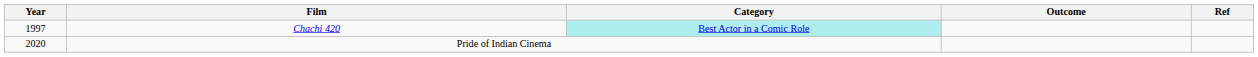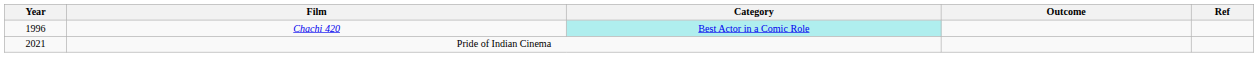(36, 28) 1997 -> (36, 28) 1996
(36, 44) 2020 -> (36, 44) 2021
